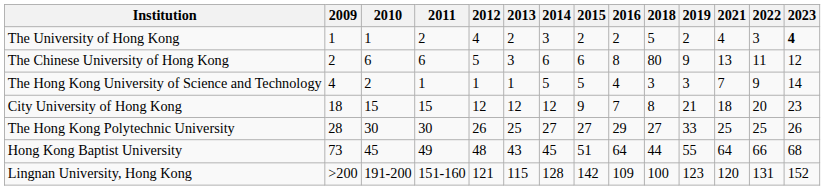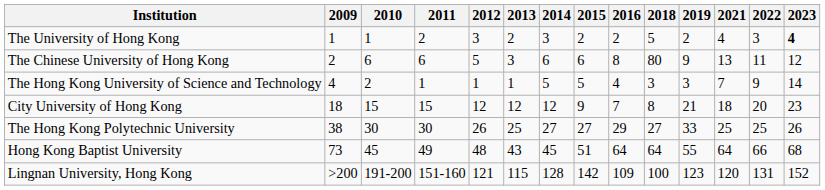(476, 38) 4 -> (476, 38) 3
(335, 128) 28 -> (335, 128) 38
(655, 151) 44 -> (655, 151) 64
